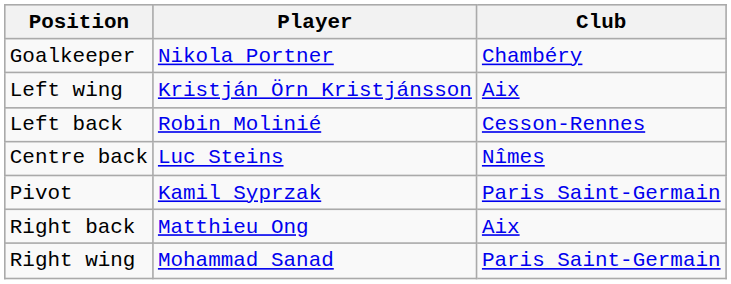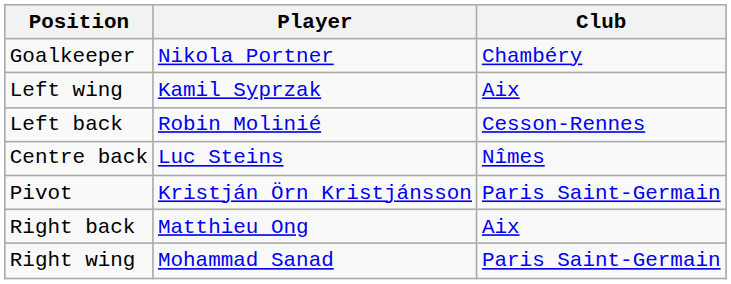(315, 90) Kristján Örn Kristjánsson -> (240, 90) Kamil Syprzak
(240, 192) Kamil Syprzak -> (315, 192) Kristján Örn Kristjánsson
